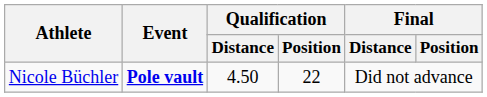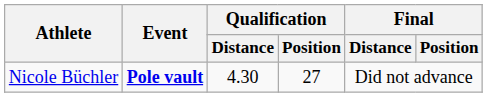(243, 77) 4.50 -> (243, 77) 4.30
(311, 77) 22 -> (311, 77) 27
